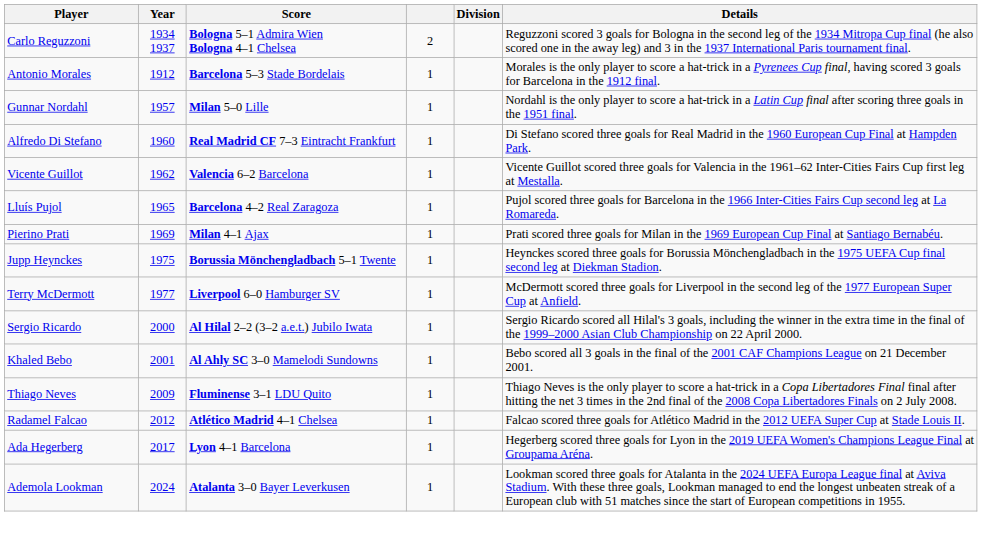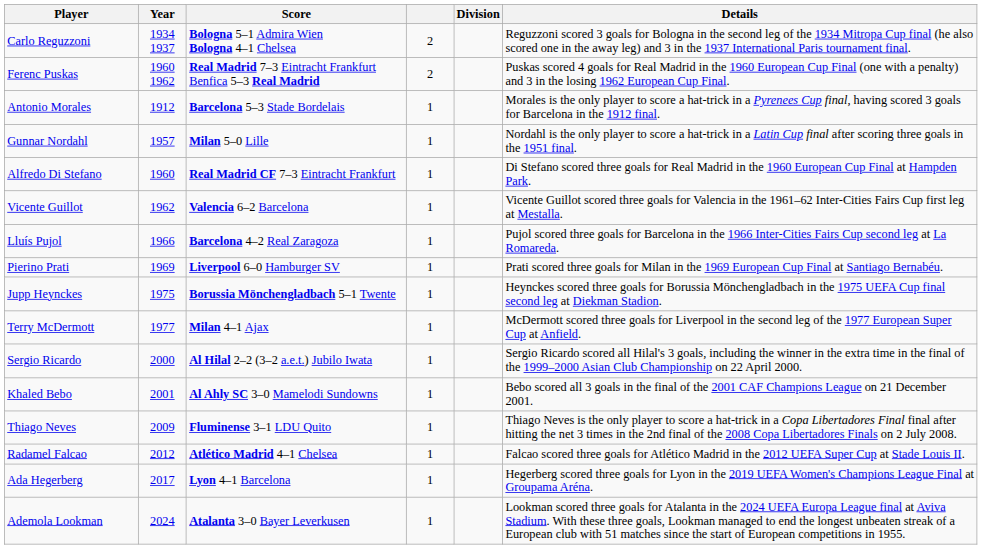+ row: (43, 74)
(162, 207) 1965 -> (162, 241) 1966
(229, 234) Milan 4–1 Ajax -> (265, 267) Liverpool 6–0 Hamburger SV
(265, 294) Liverpool 6–0 Hamburger SV -> (229, 327) Milan 4–1 Ajax
